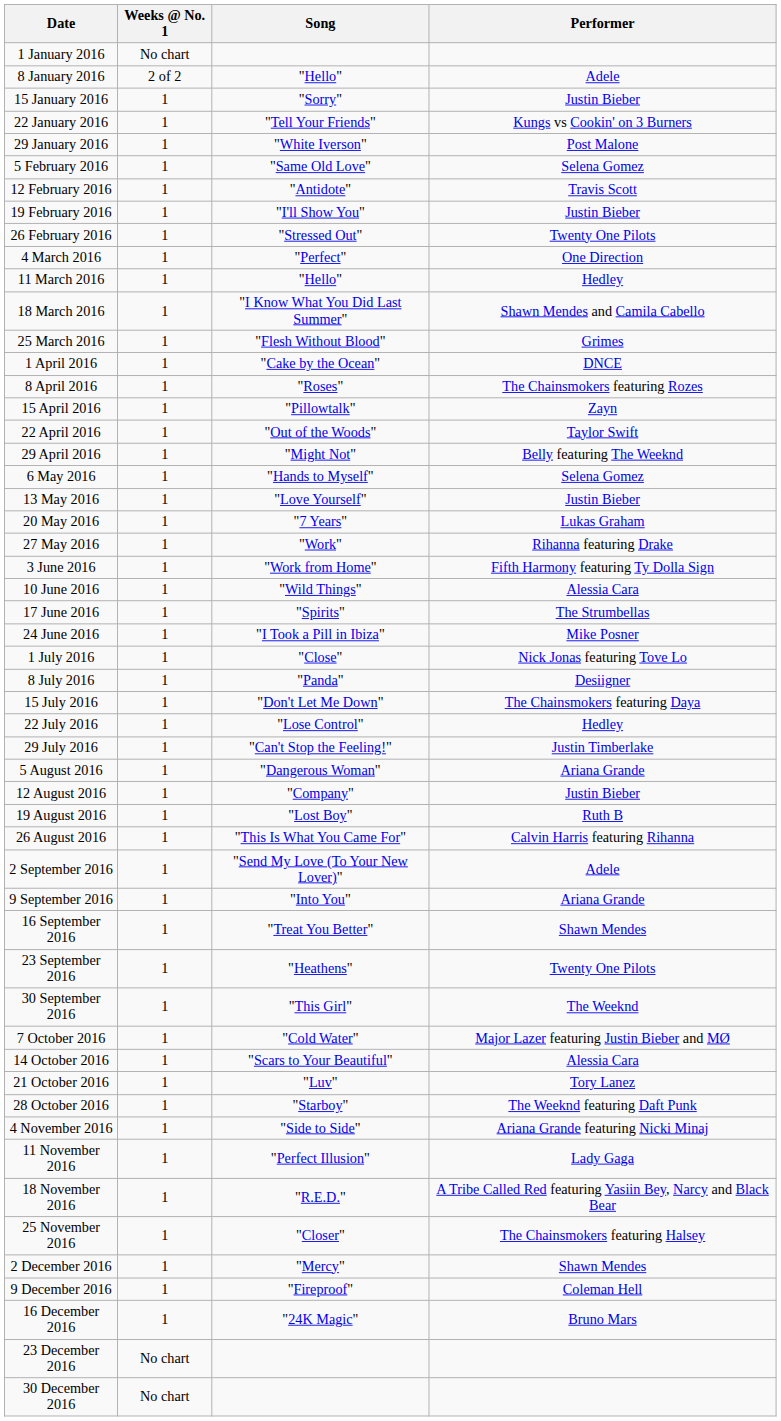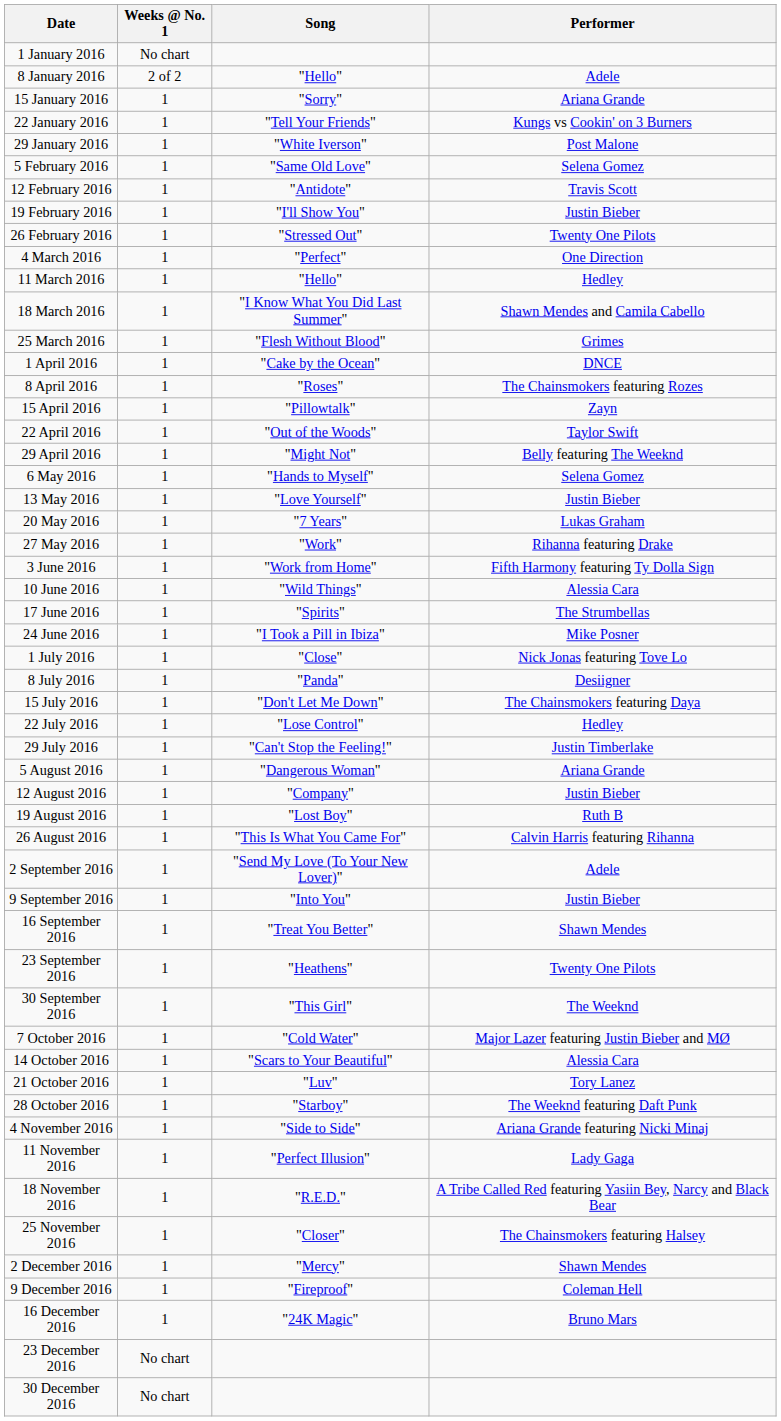(603, 99) Justin Bieber -> (603, 99) Ariana Grande
(603, 899) Ariana Grande -> (603, 899) Justin Bieber
